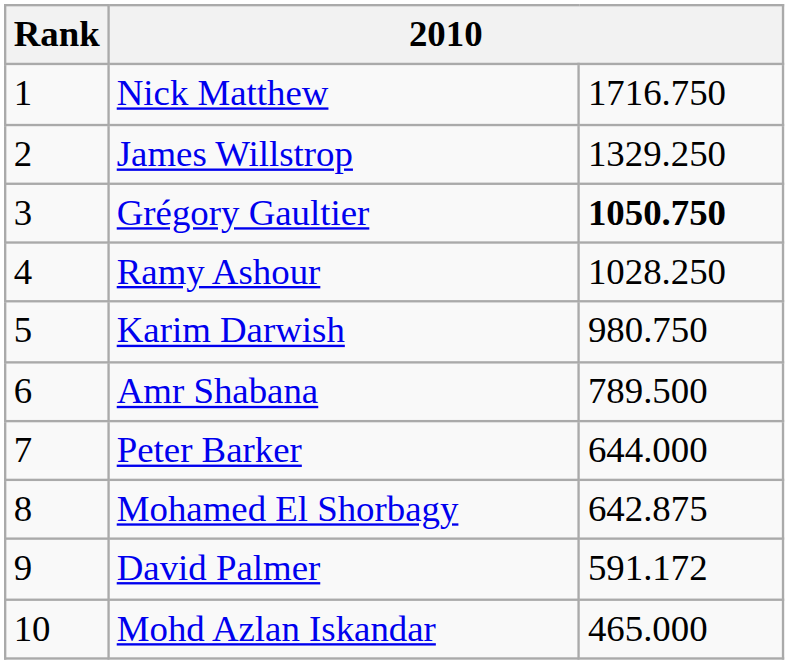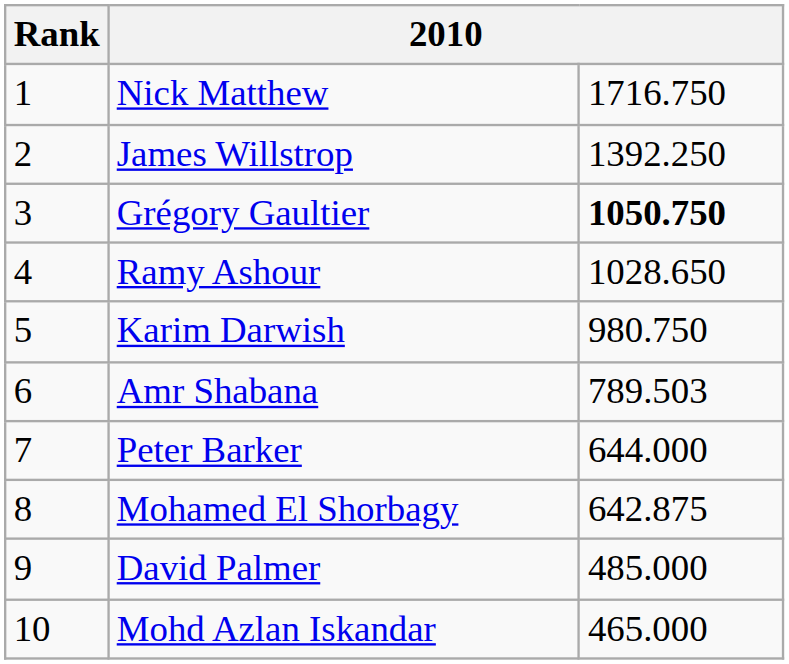(657, 152) 1329.250 -> (657, 152) 1392.250
(657, 271) 1028.250 -> (657, 271) 1028.650
(648, 389) 789.500 -> (648, 389) 789.503
(648, 567) 591.172 -> (648, 567) 485.000
